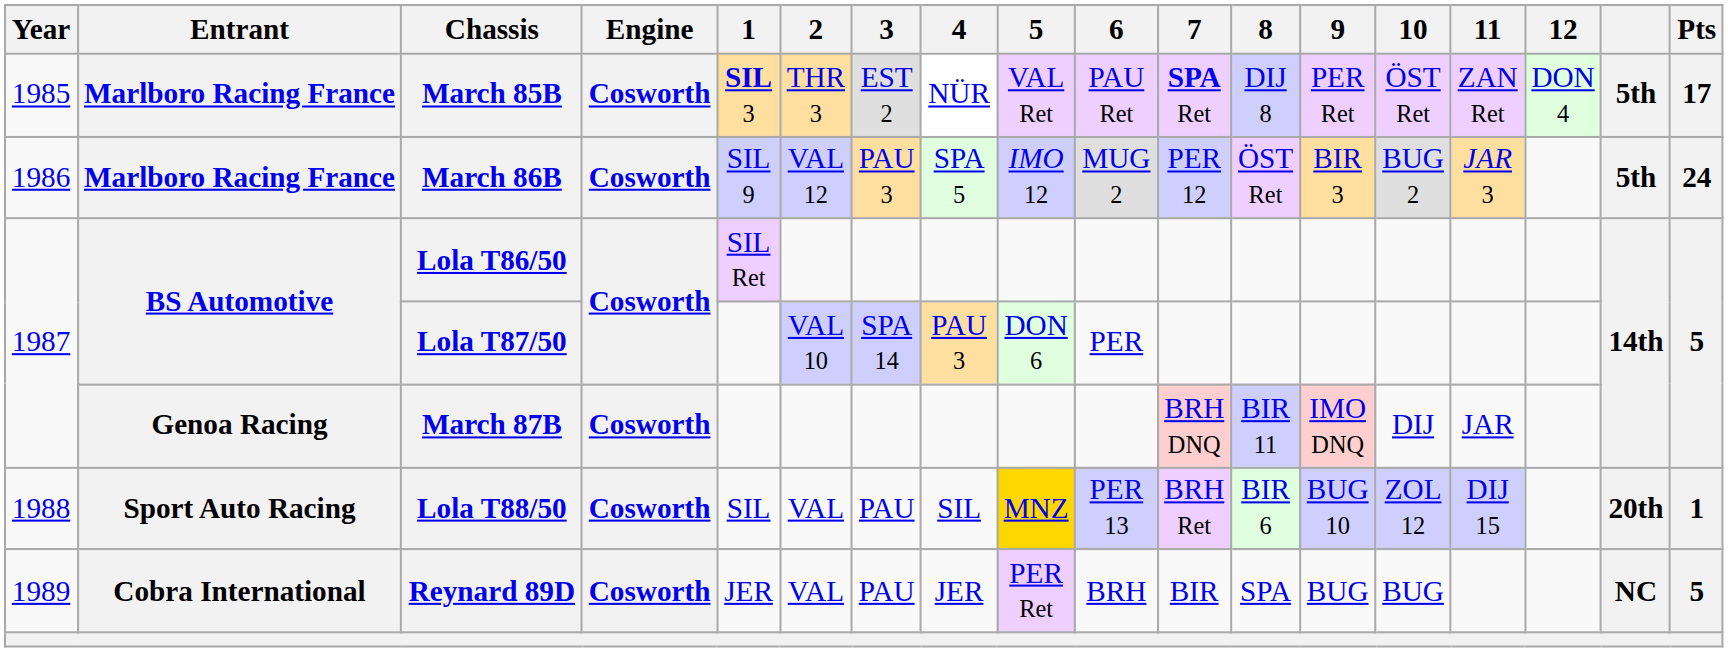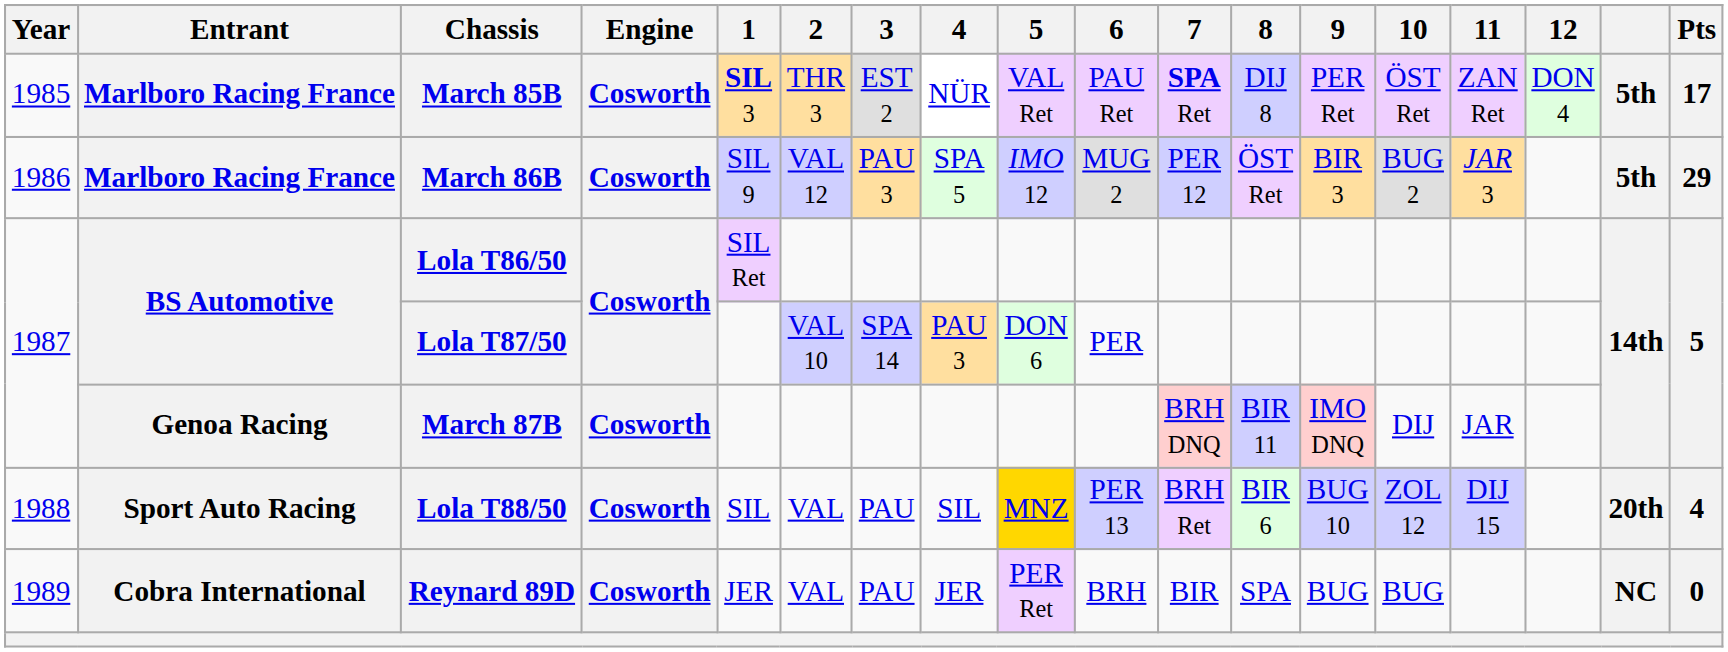(1697, 177) 24 -> (1697, 177) 29
(1697, 508) 1 -> (1697, 508) 4
(1697, 590) 5 -> (1697, 590) 0
